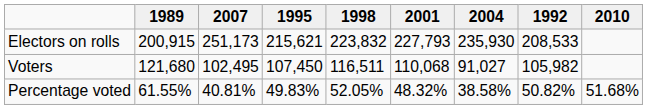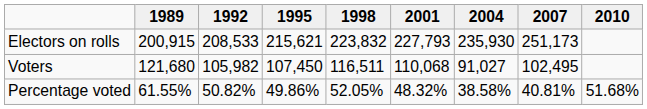columns swapped: (550, 16) <-> (231, 16)
(293, 91) 49.83% -> (293, 91) 49.86%
